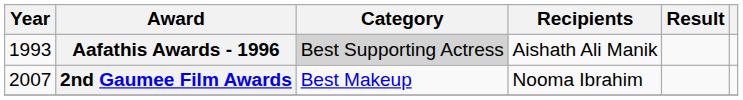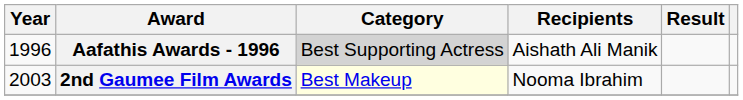(30, 49) 1993 -> (30, 49) 1996
(30, 79) 2007 -> (30, 79) 2003
(356, 79) no background -> (356, 79) lightyellow background
